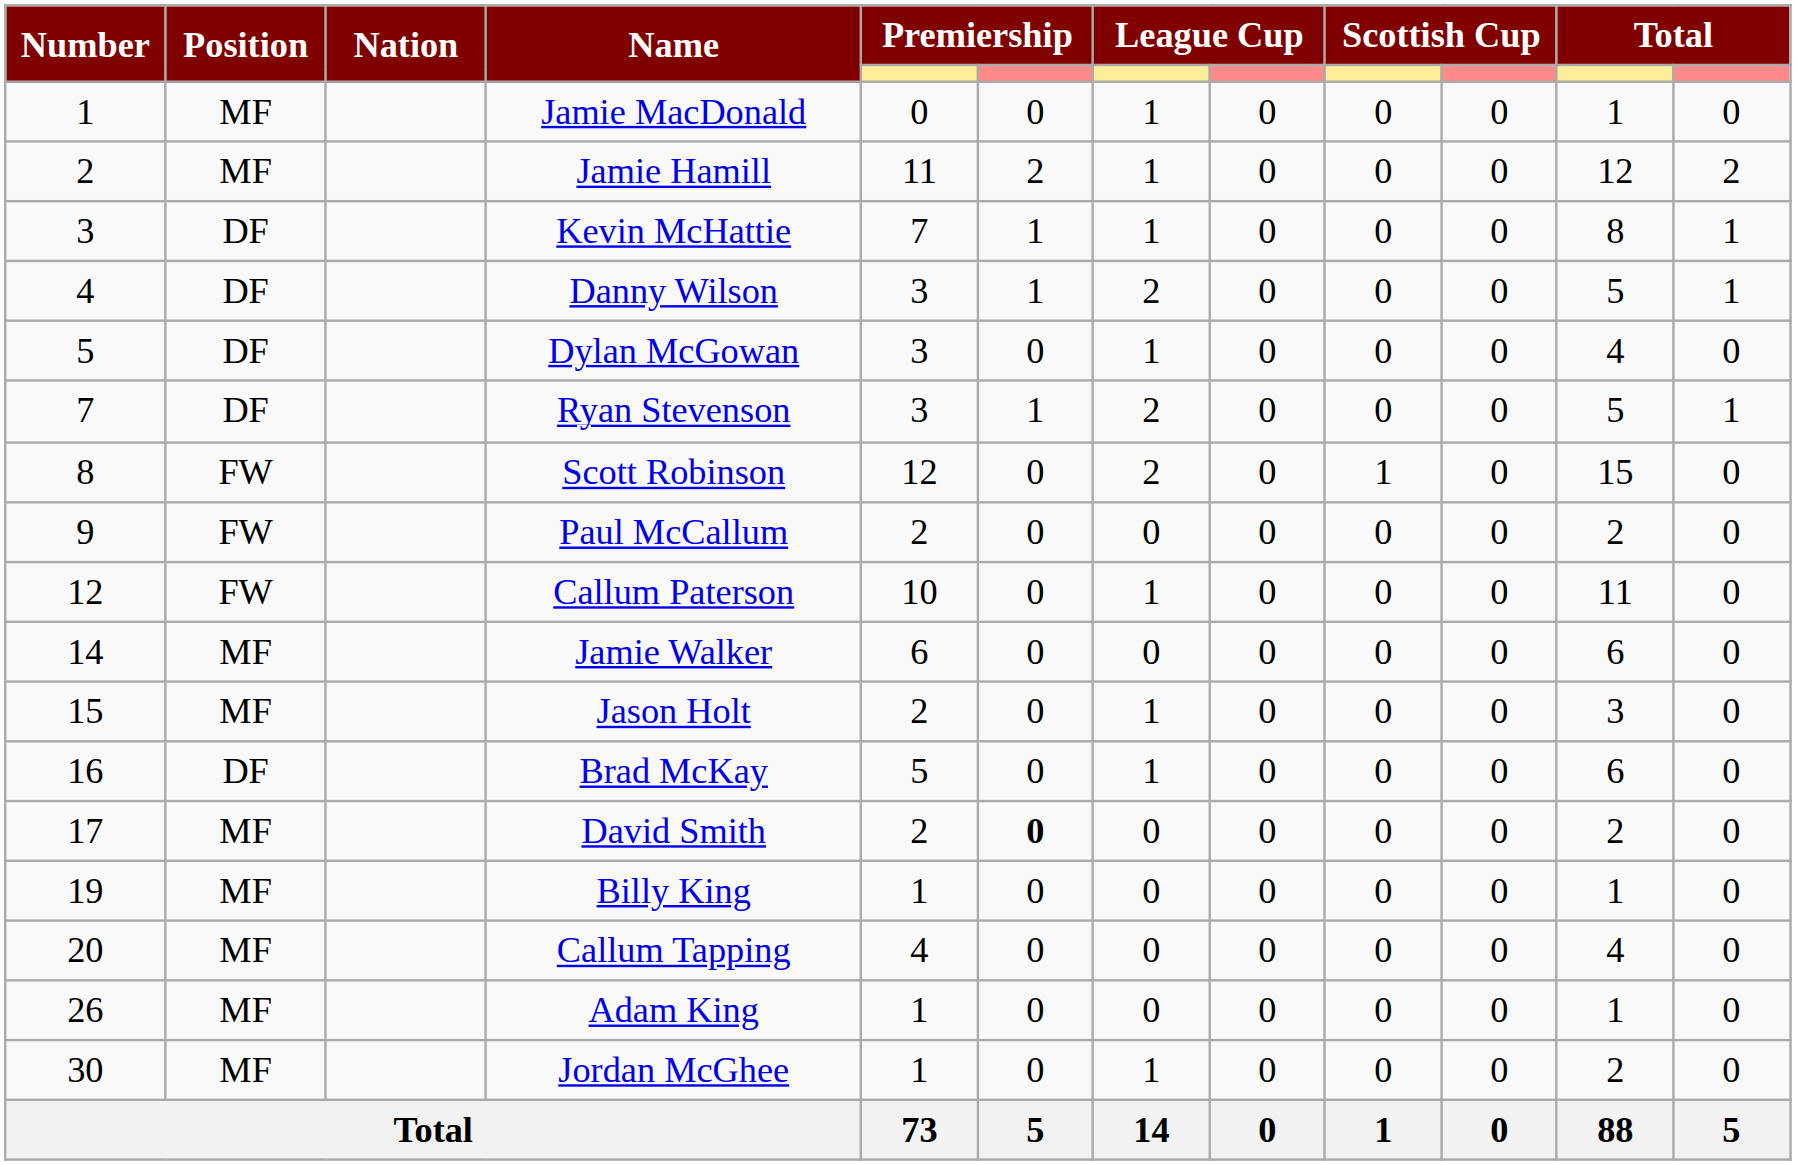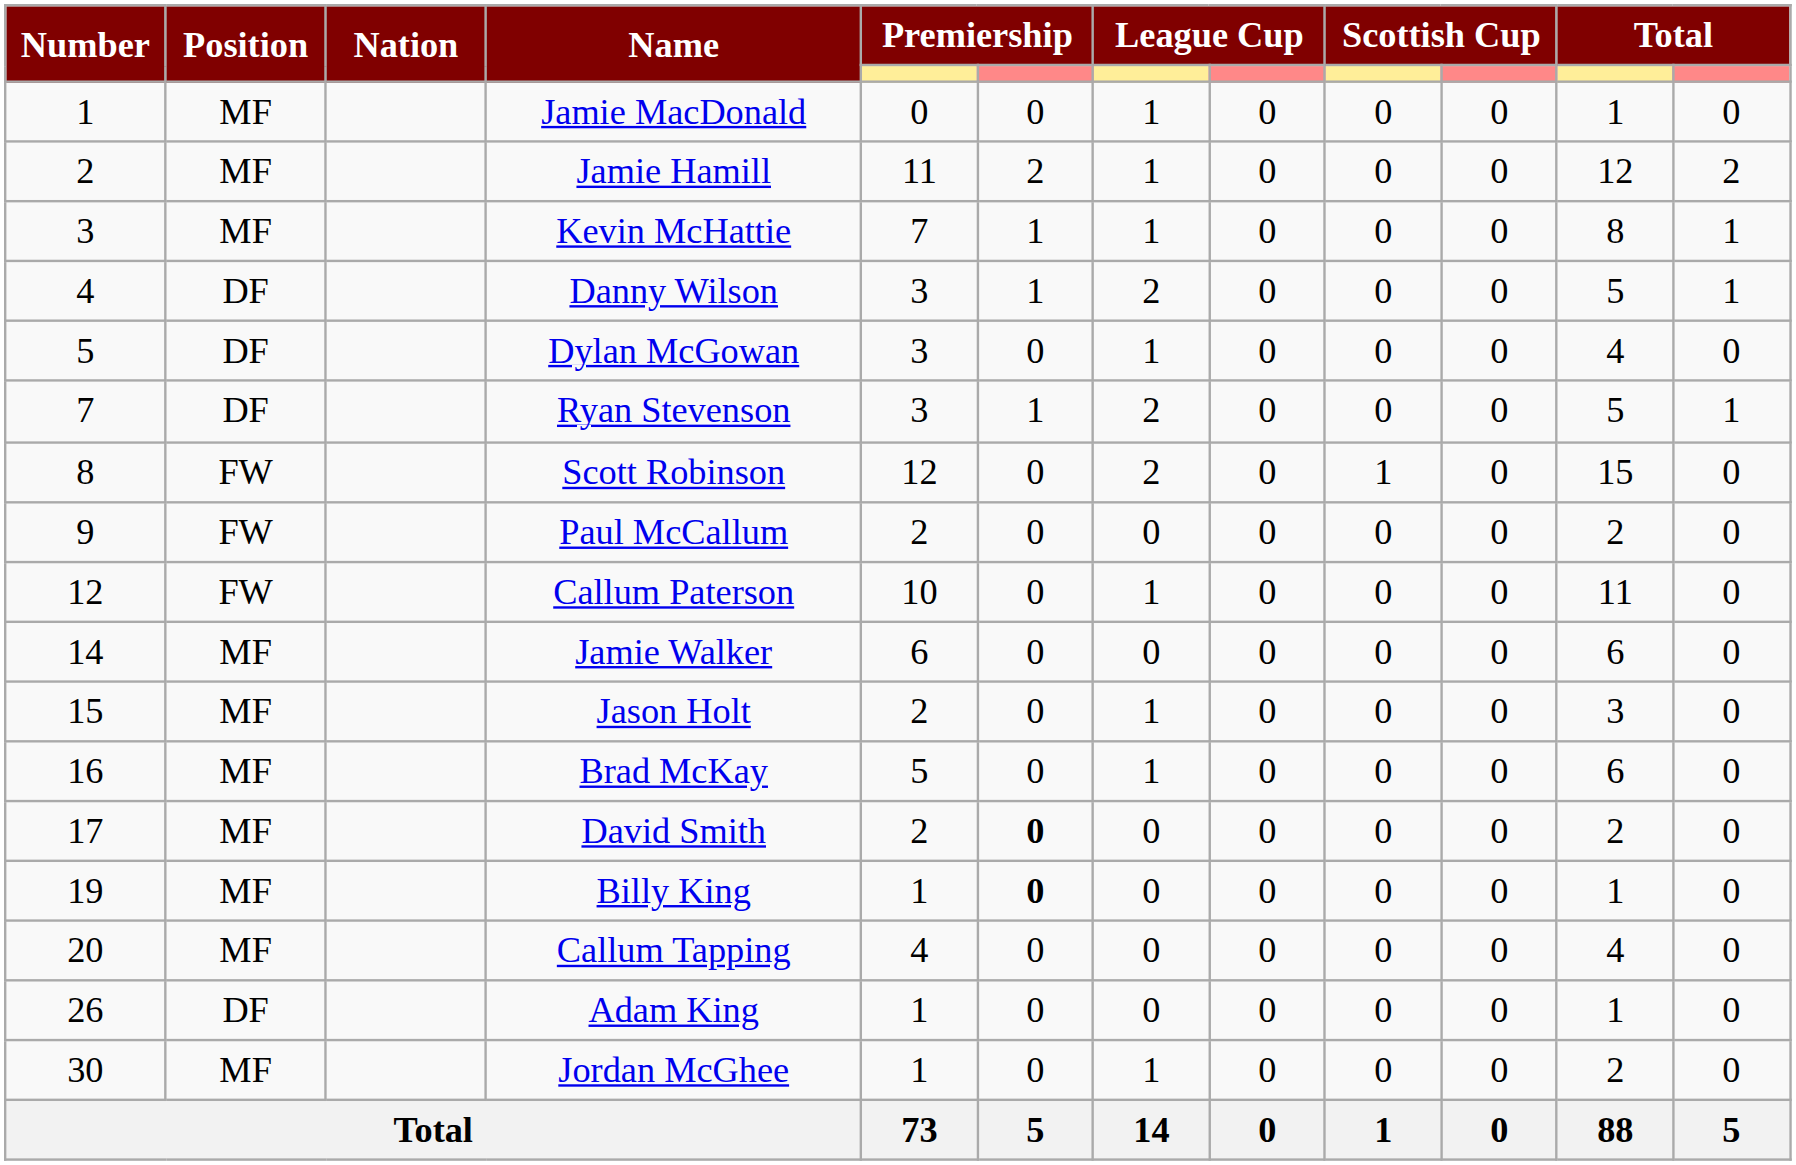(246, 231) DF -> (246, 231) MF
(246, 770) DF -> (246, 770) MF
(1035, 890) normal -> (1035, 890) bold
(246, 1009) MF -> (246, 1009) DF
